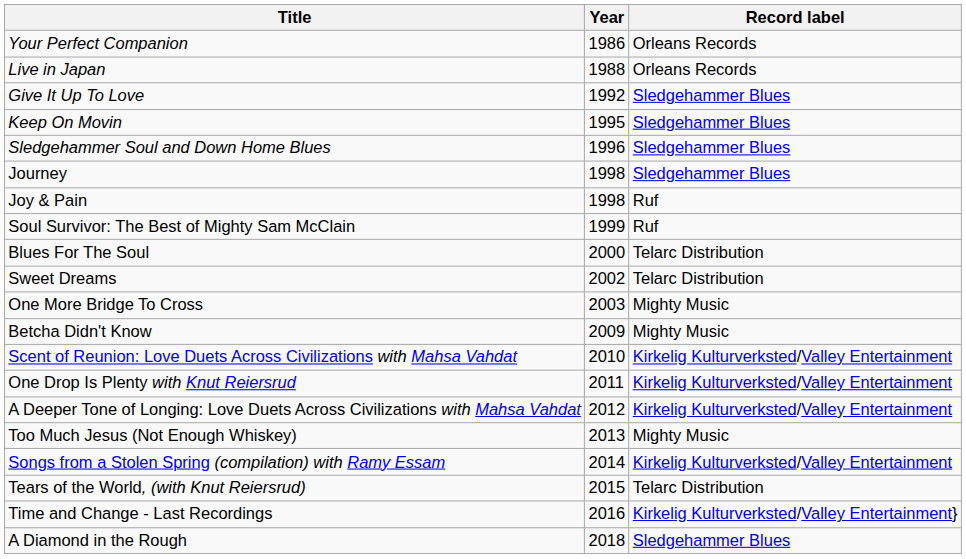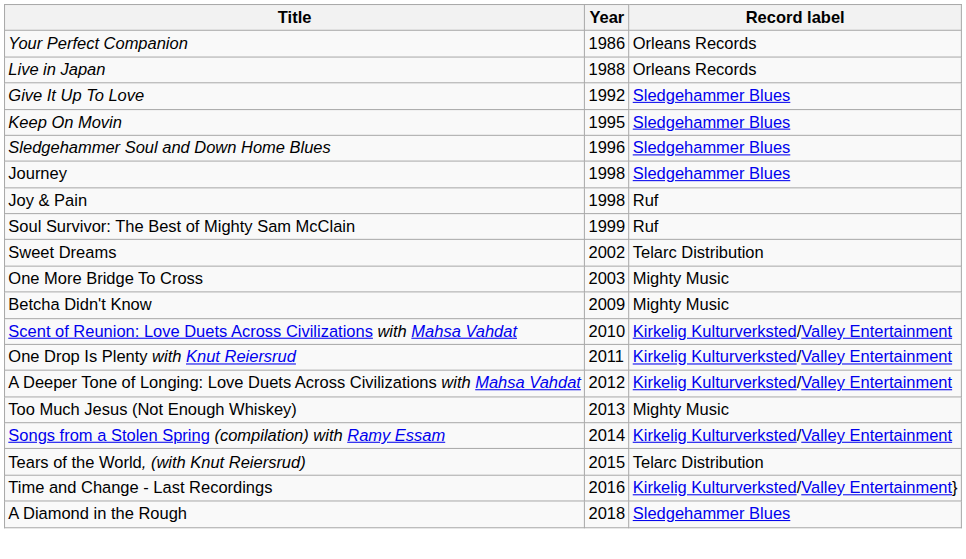- row: (79, 252)
